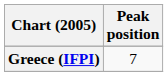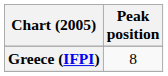(133, 58) 7 -> (133, 58) 8
